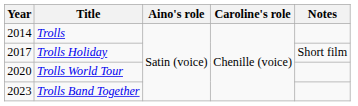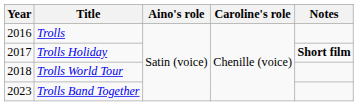(19, 33) 2014 -> (19, 33) 2016
(322, 52) normal -> (324, 52) bold
(19, 71) 2020 -> (19, 71) 2018
